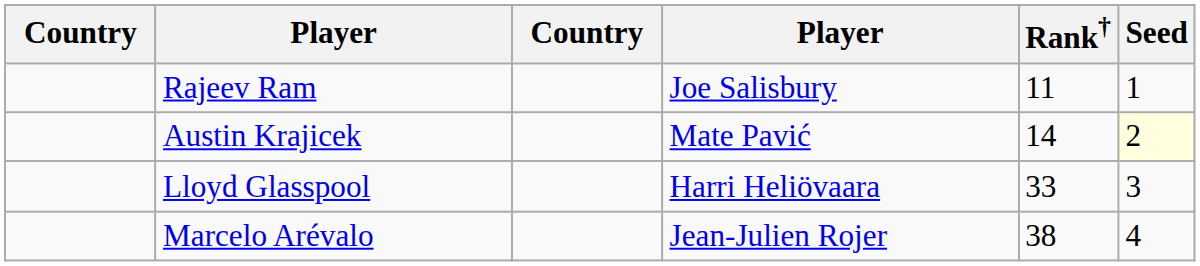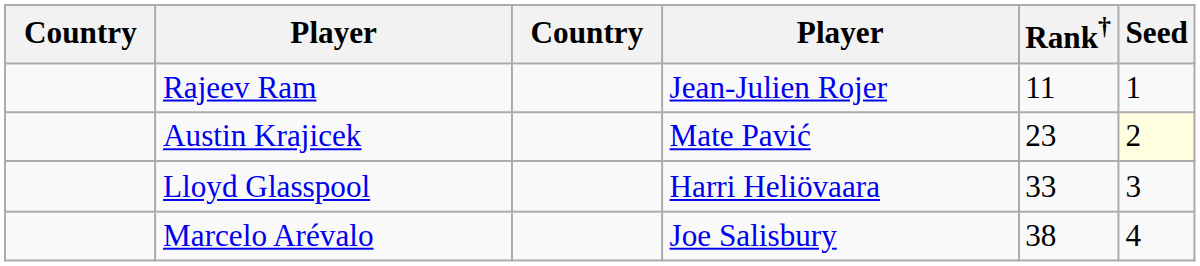(753, 87) Joe Salisbury -> (778, 87) Jean-Julien Rojer
(1041, 136) 14 -> (1041, 136) 23
(778, 235) Jean-Julien Rojer -> (753, 235) Joe Salisbury
